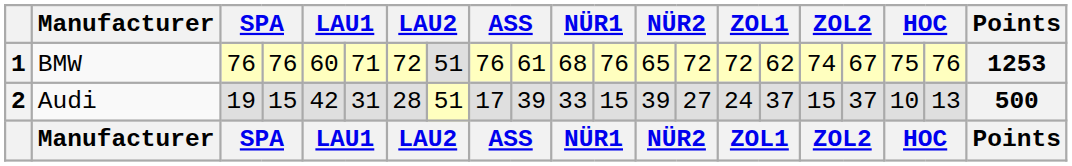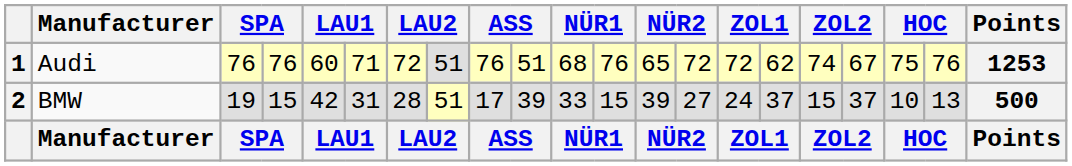(60, 63) BMW -> (67, 63) Audi
(531, 63) 61 -> (531, 63) 51
(67, 102) Audi -> (60, 102) BMW
